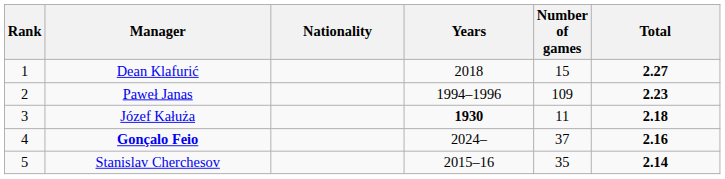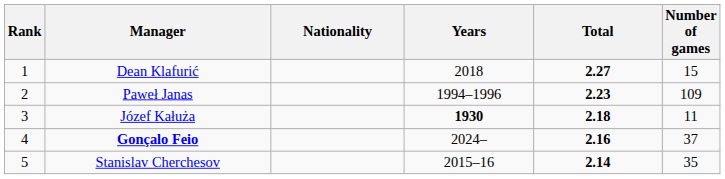columns swapped: (562, 32) <-> (655, 32)
